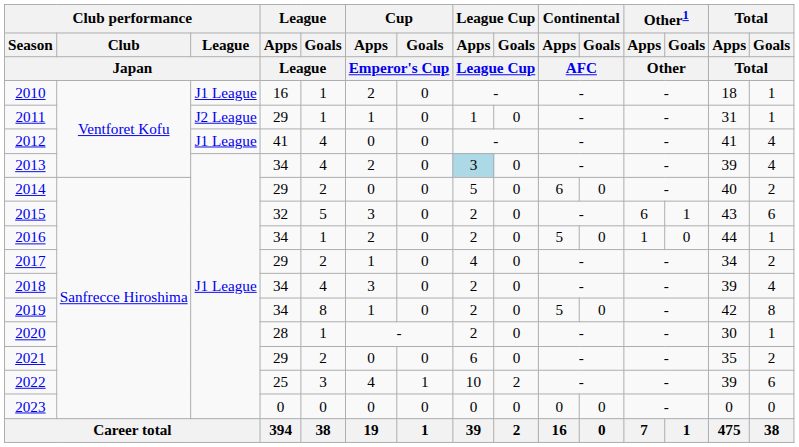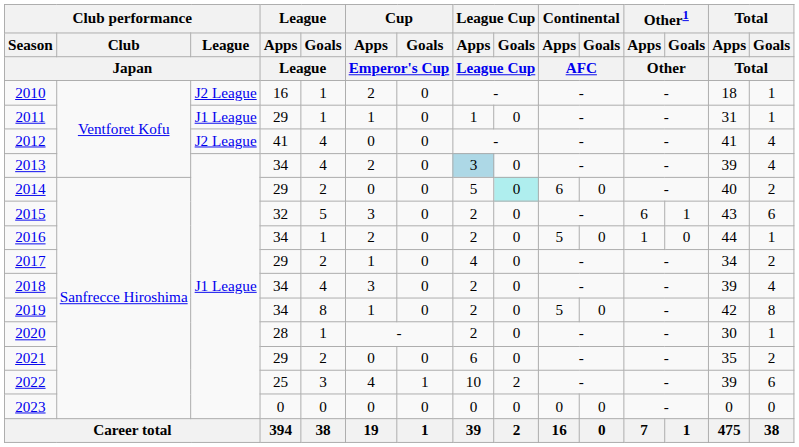(226, 92) J1 League -> (226, 92) J2 League
(226, 117) J2 League -> (226, 117) J1 League
(226, 141) J1 League -> (226, 141) J2 League
(516, 189) no background -> (516, 189) paleturquoise background
